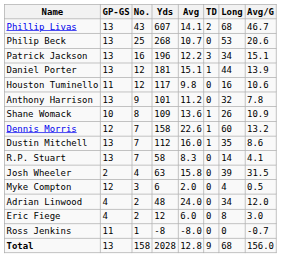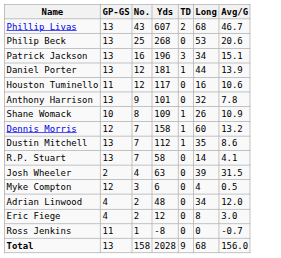- column: (191, 12)
